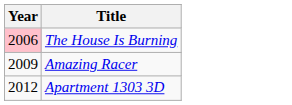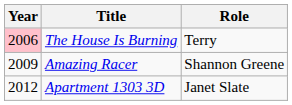+ column: (234, 16)
